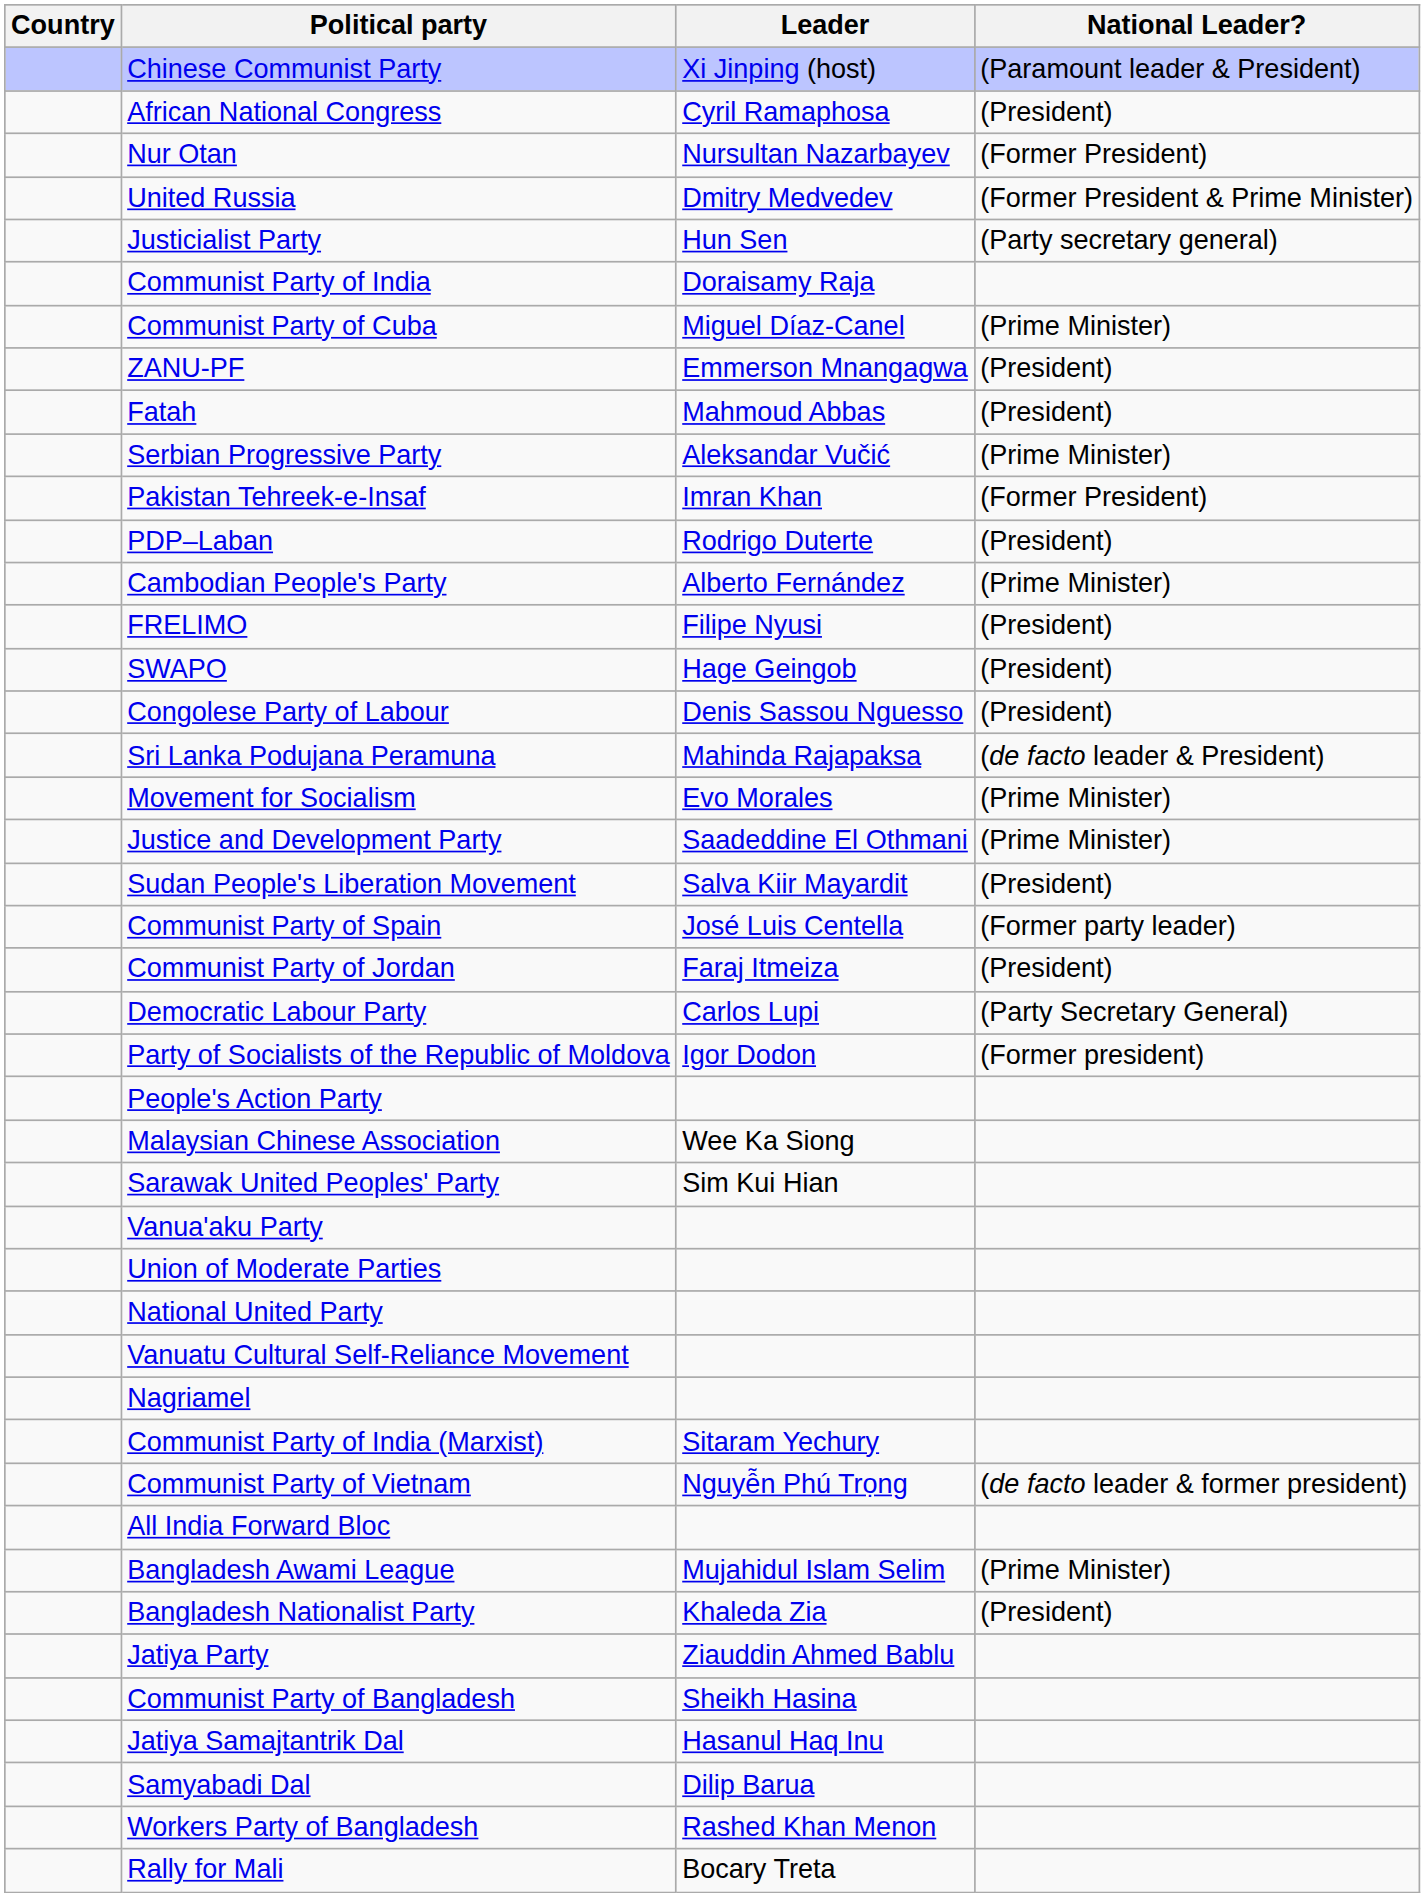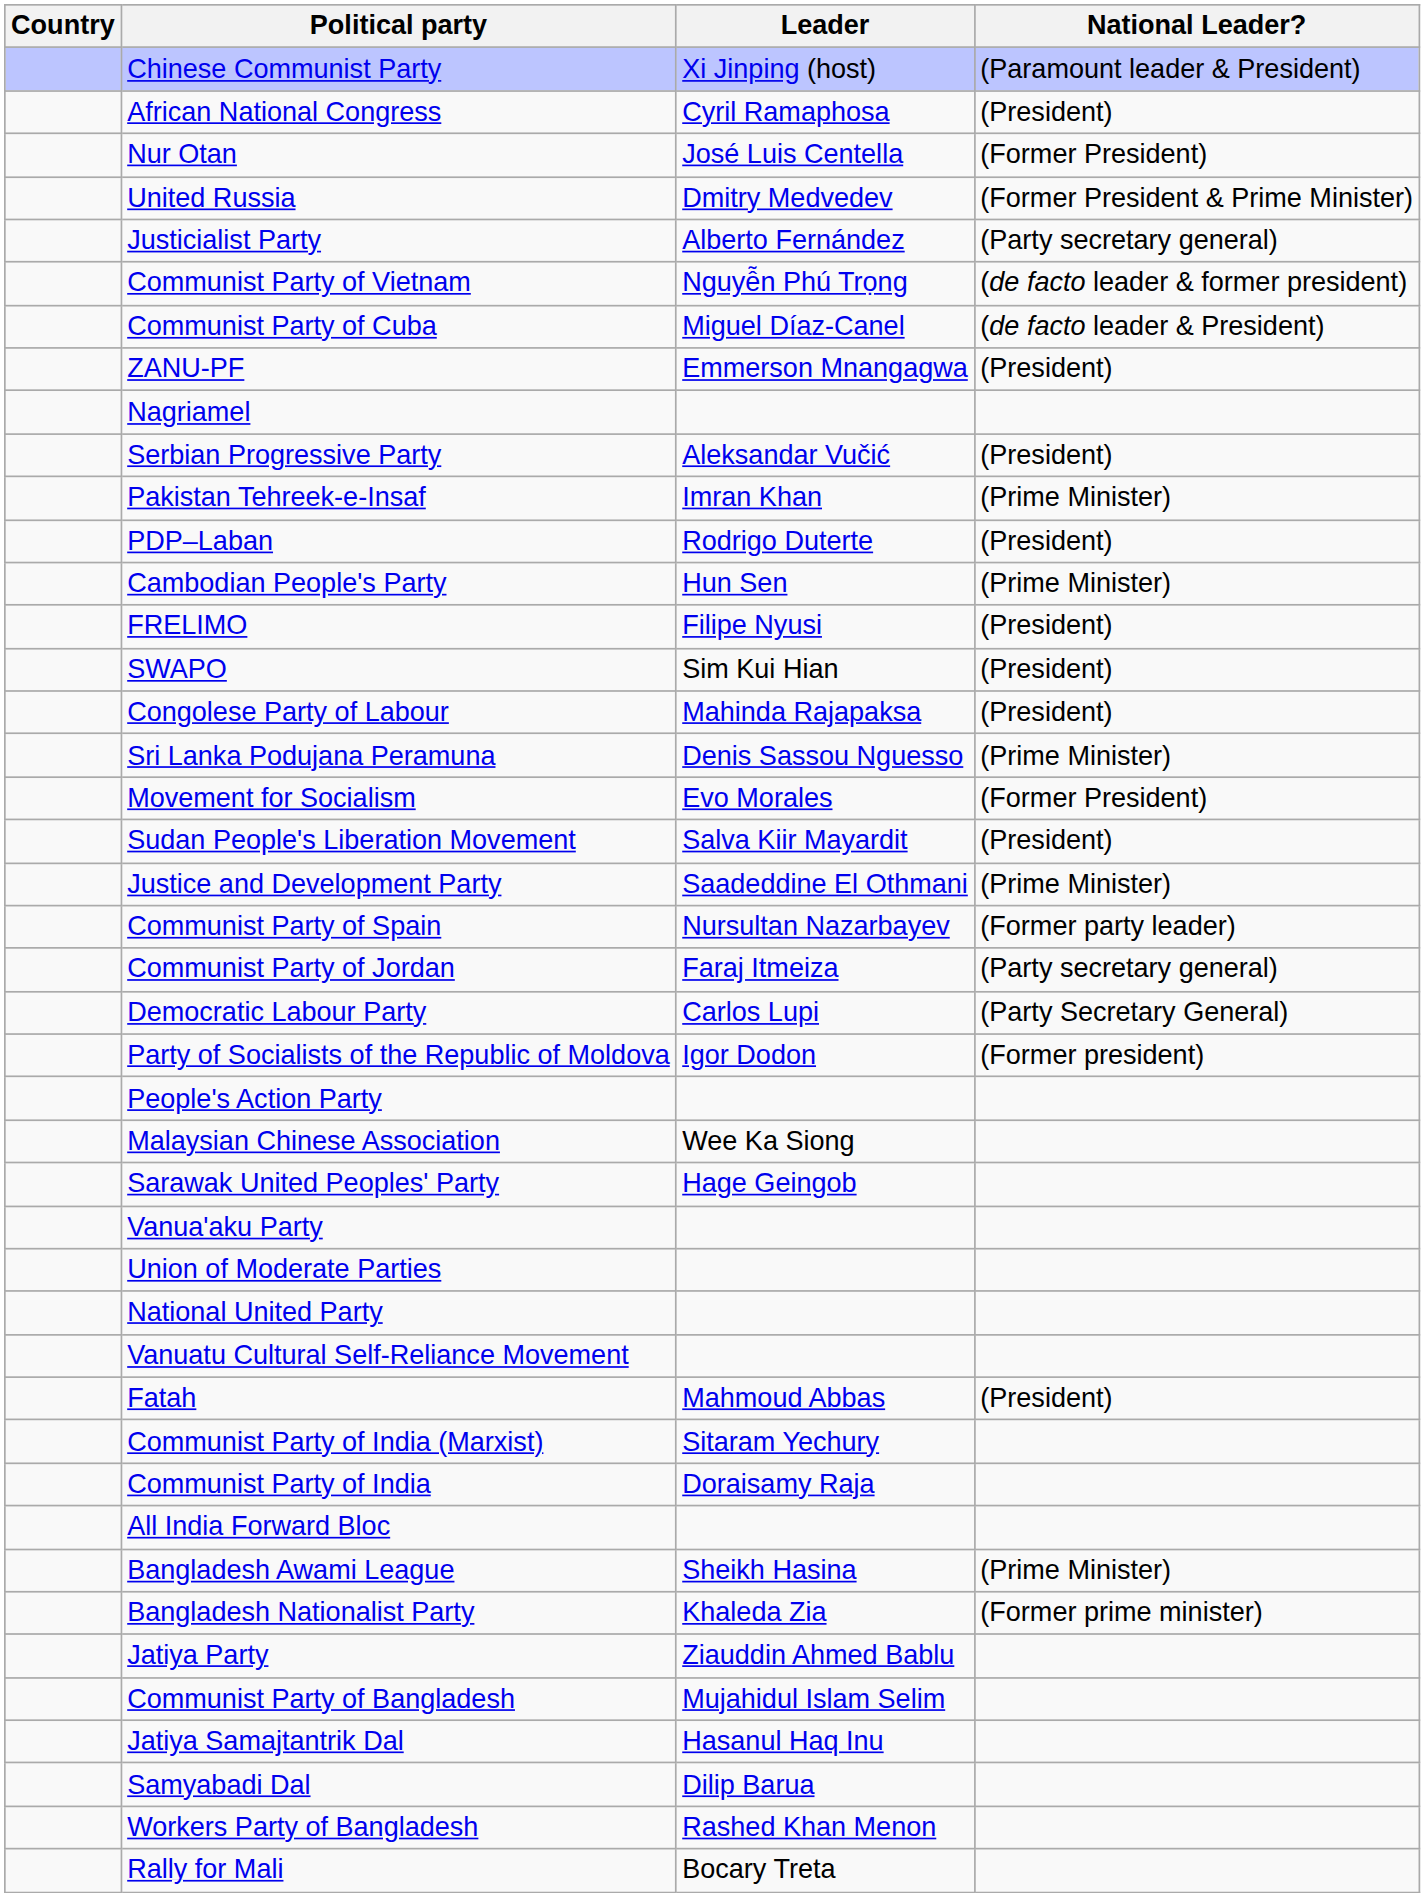(816, 154) Nursultan Nazarbayev -> (793, 154) José Luis Centella
(735, 240) Hun Sen -> (793, 240) Alberto Fernández
rows swapped: (299, 1483) <-> (279, 283)
(1076, 326) (Prime Minister) -> (1152, 326) (de facto leader & President)
rows swapped: (162, 411) <-> (189, 1398)
(1076, 454) (Prime Minister) -> (1046, 454) (President)
(1094, 497) (Former President) -> (1076, 497) (Prime Minister)
(793, 583) Alberto Fernández -> (735, 583) Hun Sen
(769, 669) Hage Geingob -> (760, 669) Sim Kui Hian
(823, 712) Denis Sassou Nguesso -> (802, 712) Mahinda Rajapaksa
(802, 754) Mahinda Rajapaksa -> (823, 754) Denis Sassou Nguesso
(1152, 754) (de facto leader & President) -> (1076, 754) (Prime Minister)
(1076, 797) (Prime Minister) -> (1094, 797) (Former President)
rows swapped: (314, 840) <-> (351, 883)
(793, 926) José Luis Centella -> (816, 926) Nursultan Nazarbayev
(1046, 969) (President) -> (1129, 969) (Party secretary general)
(760, 1183) Sim Kui Hian -> (769, 1183) Hage Geingob
(814, 1569) Mujahidul Islam Selim -> (769, 1569) Sheikh Hasina
(1046, 1612) (President) -> (1122, 1612) (Former prime minister)
(769, 1698) Sheikh Hasina -> (814, 1698) Mujahidul Islam Selim
